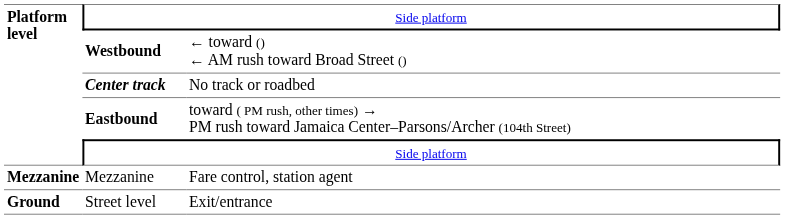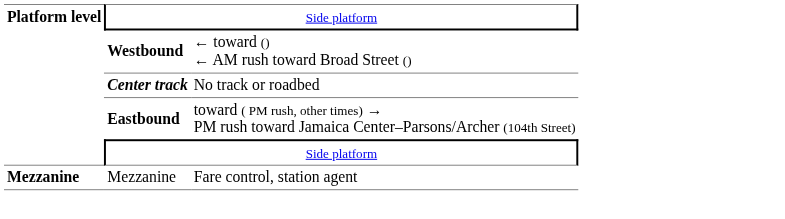- row: (121, 201)
